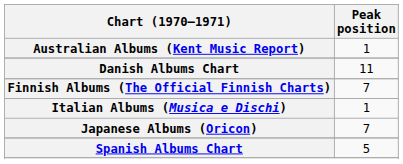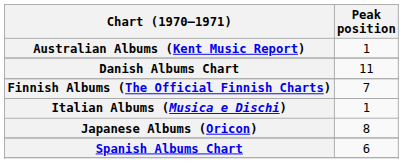(366, 128) 7 -> (366, 128) 8
(366, 148) 5 -> (366, 148) 6
